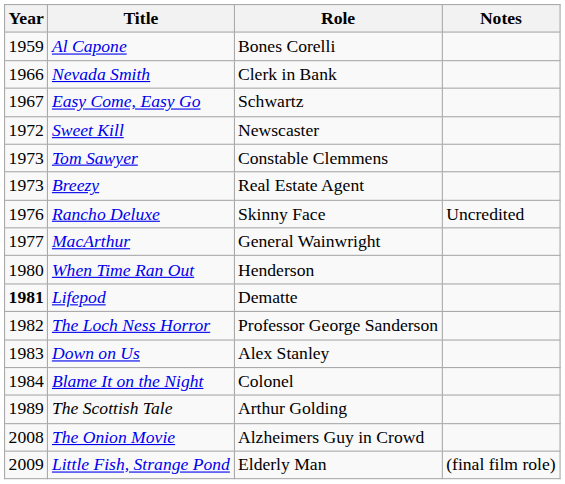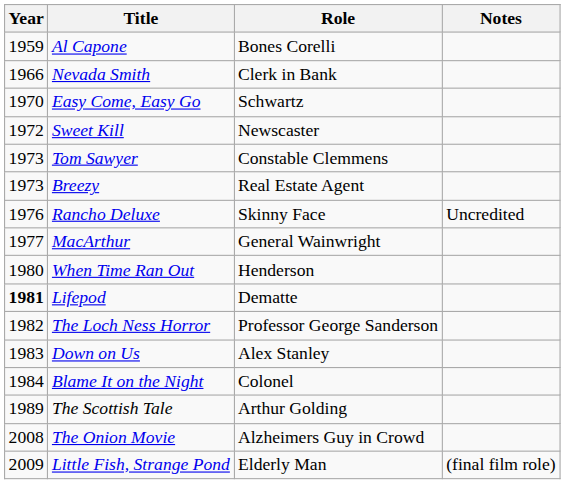(26, 102) 1967 -> (26, 102) 1970
